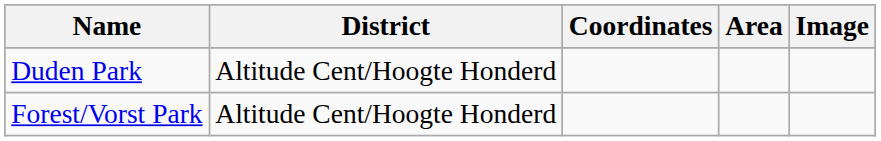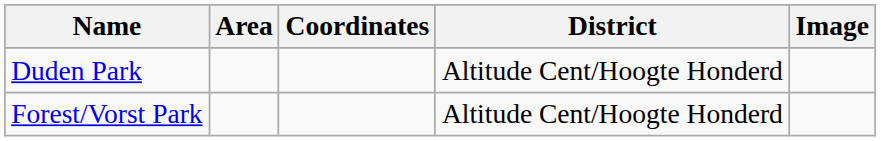columns swapped: (386, 26) <-> (754, 26)
